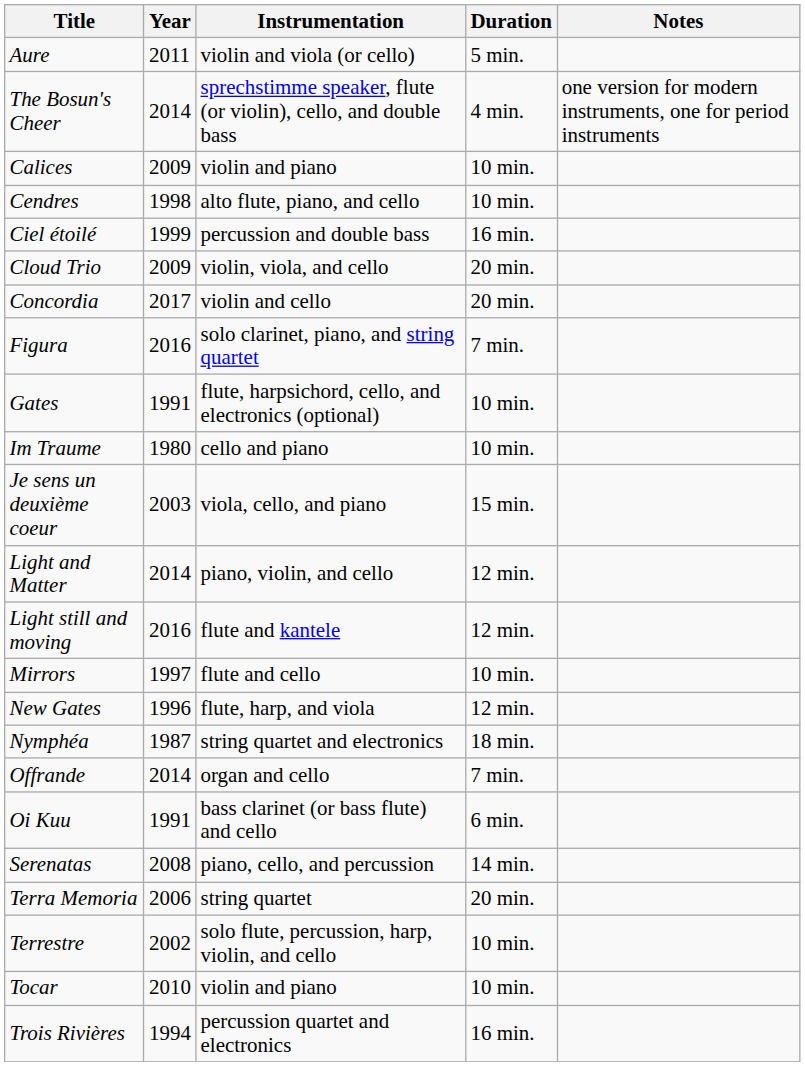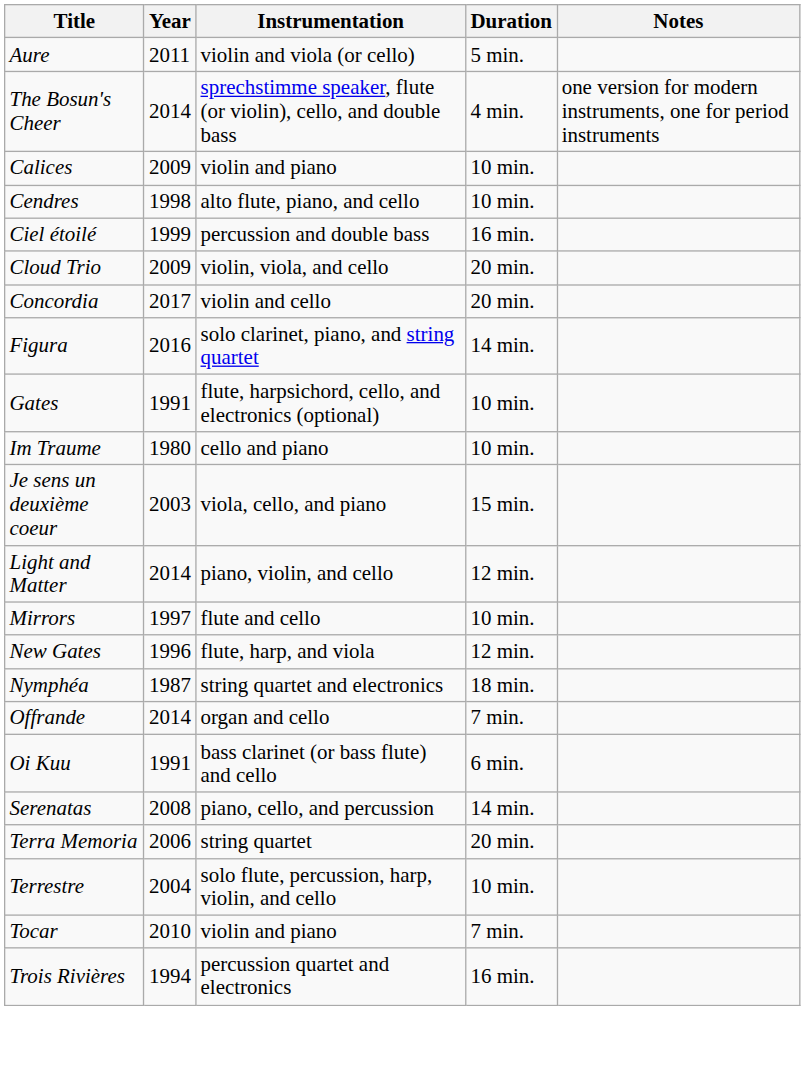(497, 346) 7 min. -> (502, 346) 14 min.
- row: (68, 630)
(170, 943) 2002 -> (170, 886) 2004
(502, 988) 10 min. -> (497, 931) 7 min.
